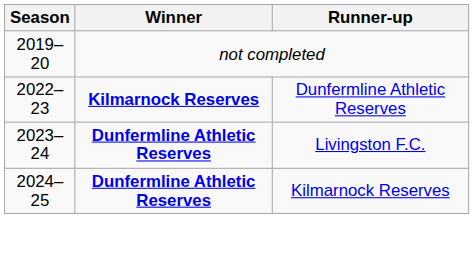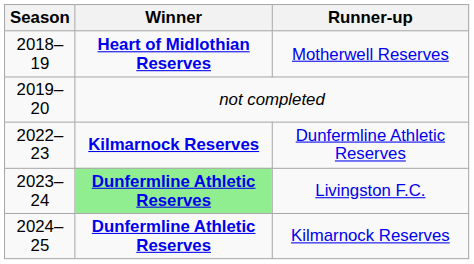+ row: (370, 53)
(174, 145) no background -> (174, 190) lightgreen background
